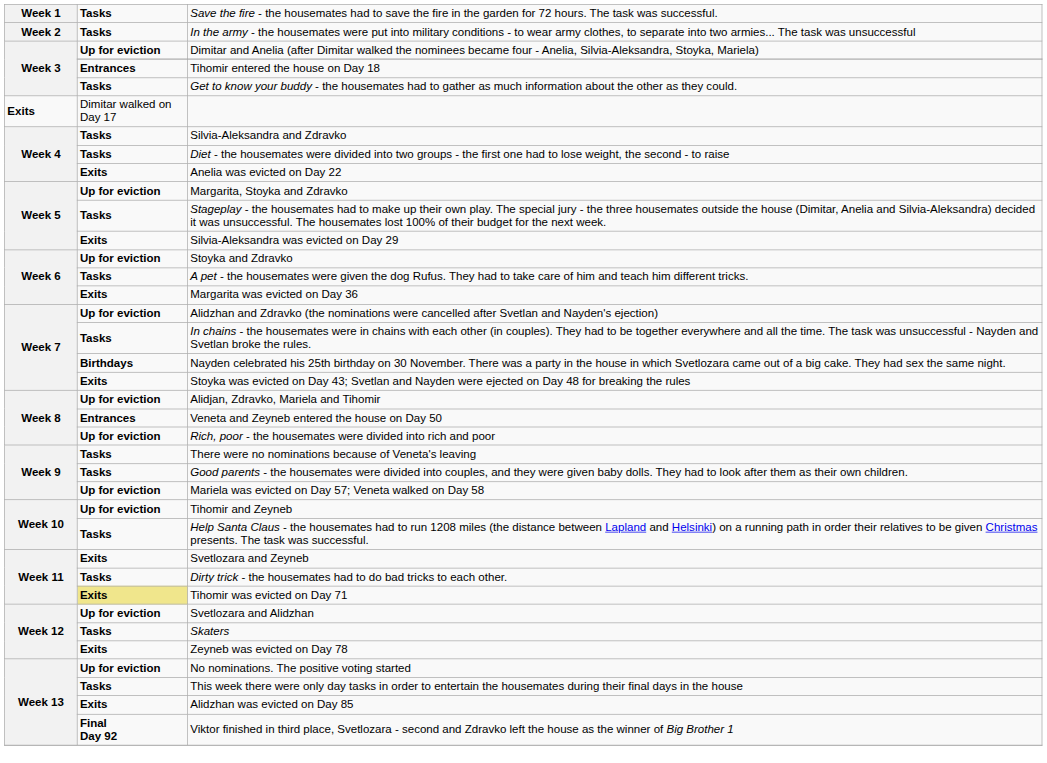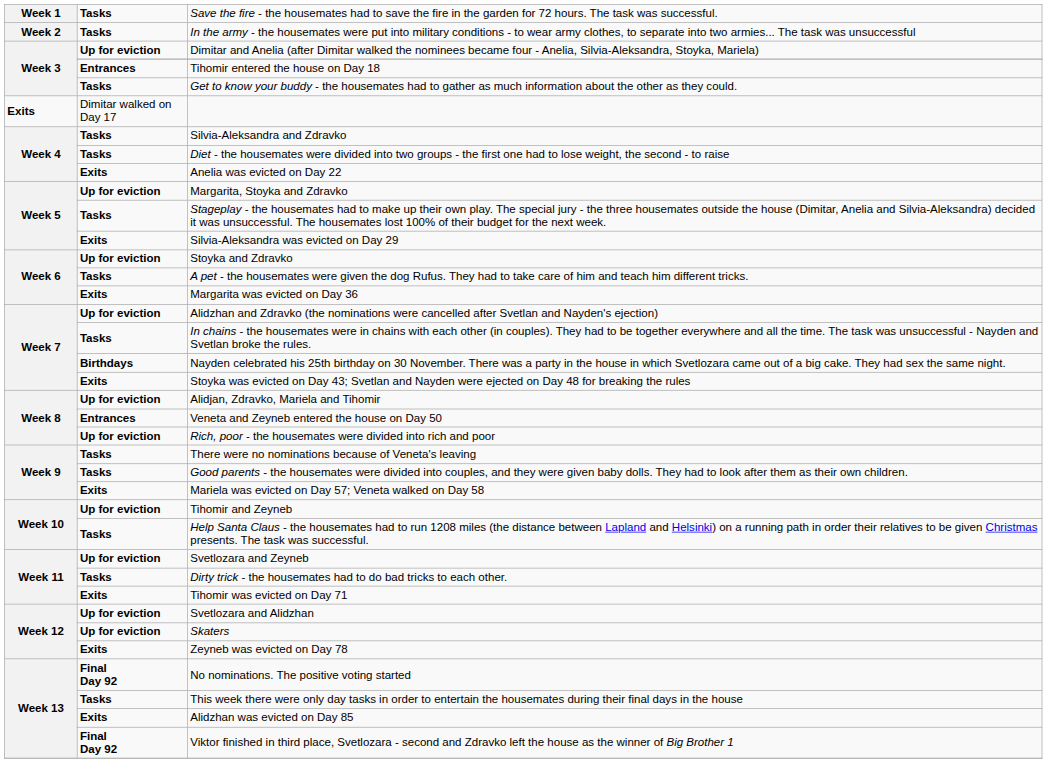(120, 490) Up for eviction -> (94, 490) Exits
(94, 558) Exits -> (120, 558) Up for eviction
(94, 595) khaki background -> (94, 595) no background
(96, 631) Tasks -> (120, 631) Up for eviction
(120, 668) Up for eviction -> (99, 674) Final Day 92
